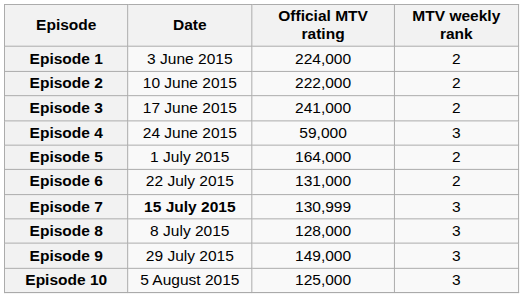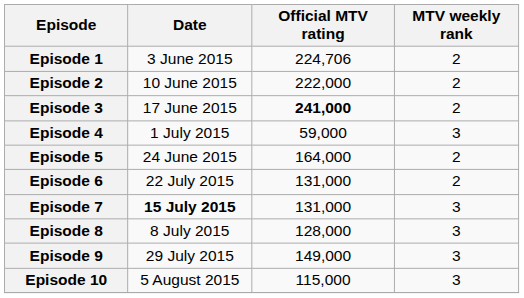(323, 58) 224,000 -> (323, 58) 224,706
(323, 108) normal -> (323, 108) bold
(190, 132) 24 June 2015 -> (190, 132) 1 July 2015
(190, 157) 1 July 2015 -> (190, 157) 24 June 2015
(323, 206) 130,999 -> (323, 206) 131,000
(323, 280) 125,000 -> (323, 280) 115,000
